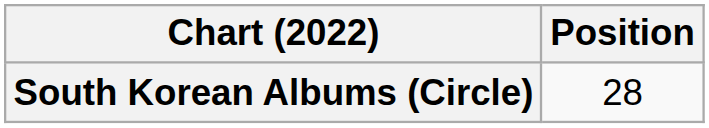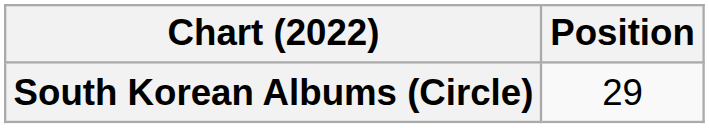(623, 91) 28 -> (623, 91) 29
